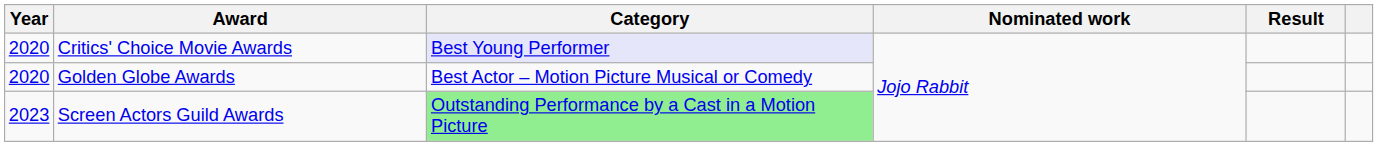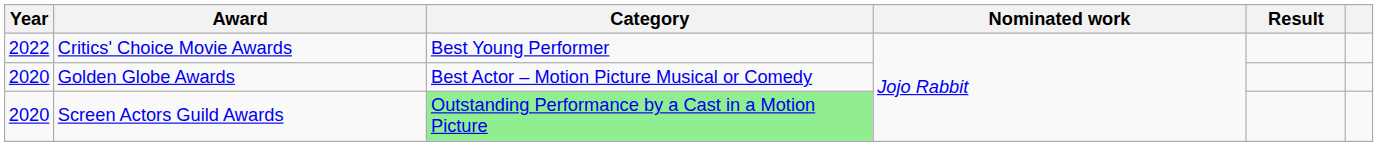(29, 47) 2020 -> (29, 47) 2022
(520, 47) lavender background -> (520, 47) no background
(29, 116) 2023 -> (29, 116) 2020
